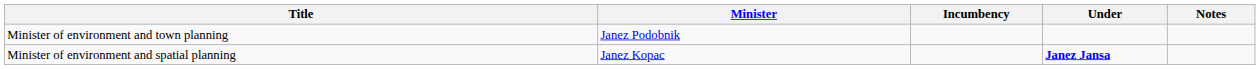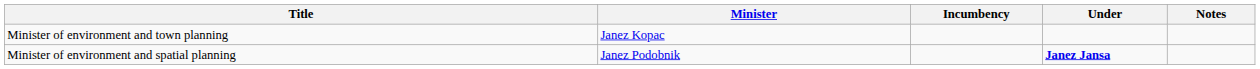(640, 34) Janez Podobnik -> (633, 34) Janez Kopac
(633, 54) Janez Kopac -> (640, 54) Janez Podobnik
